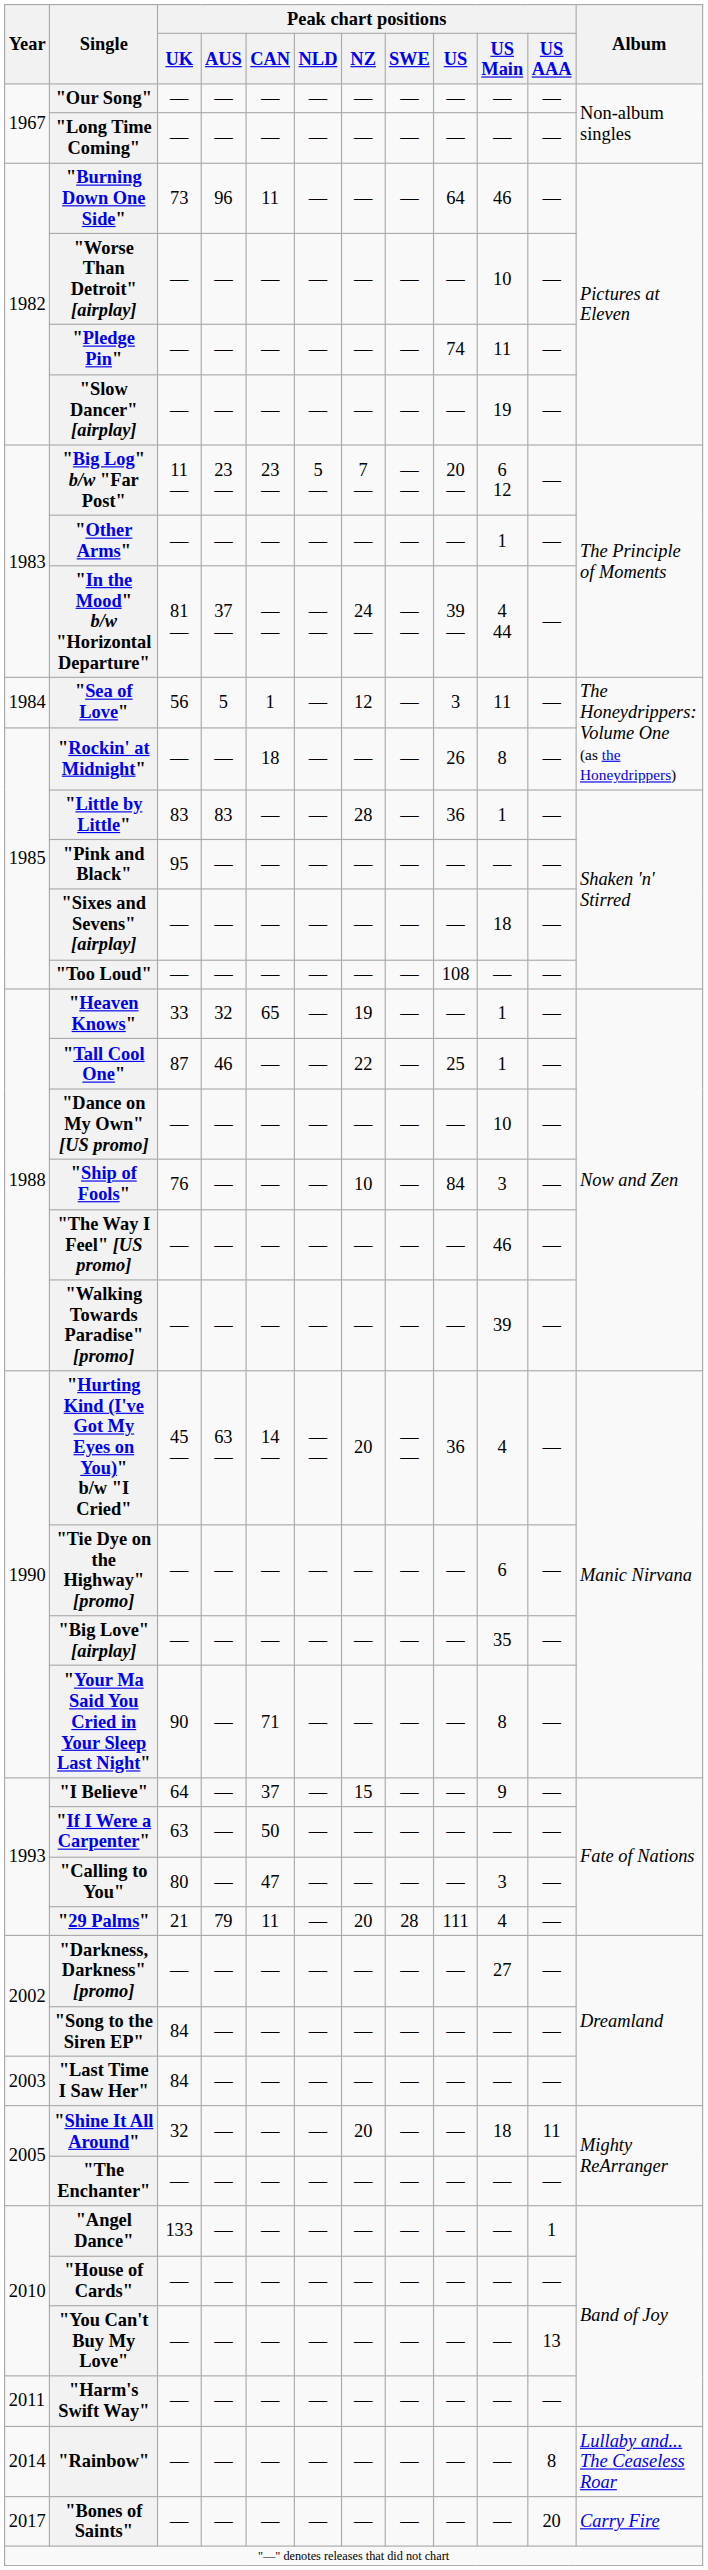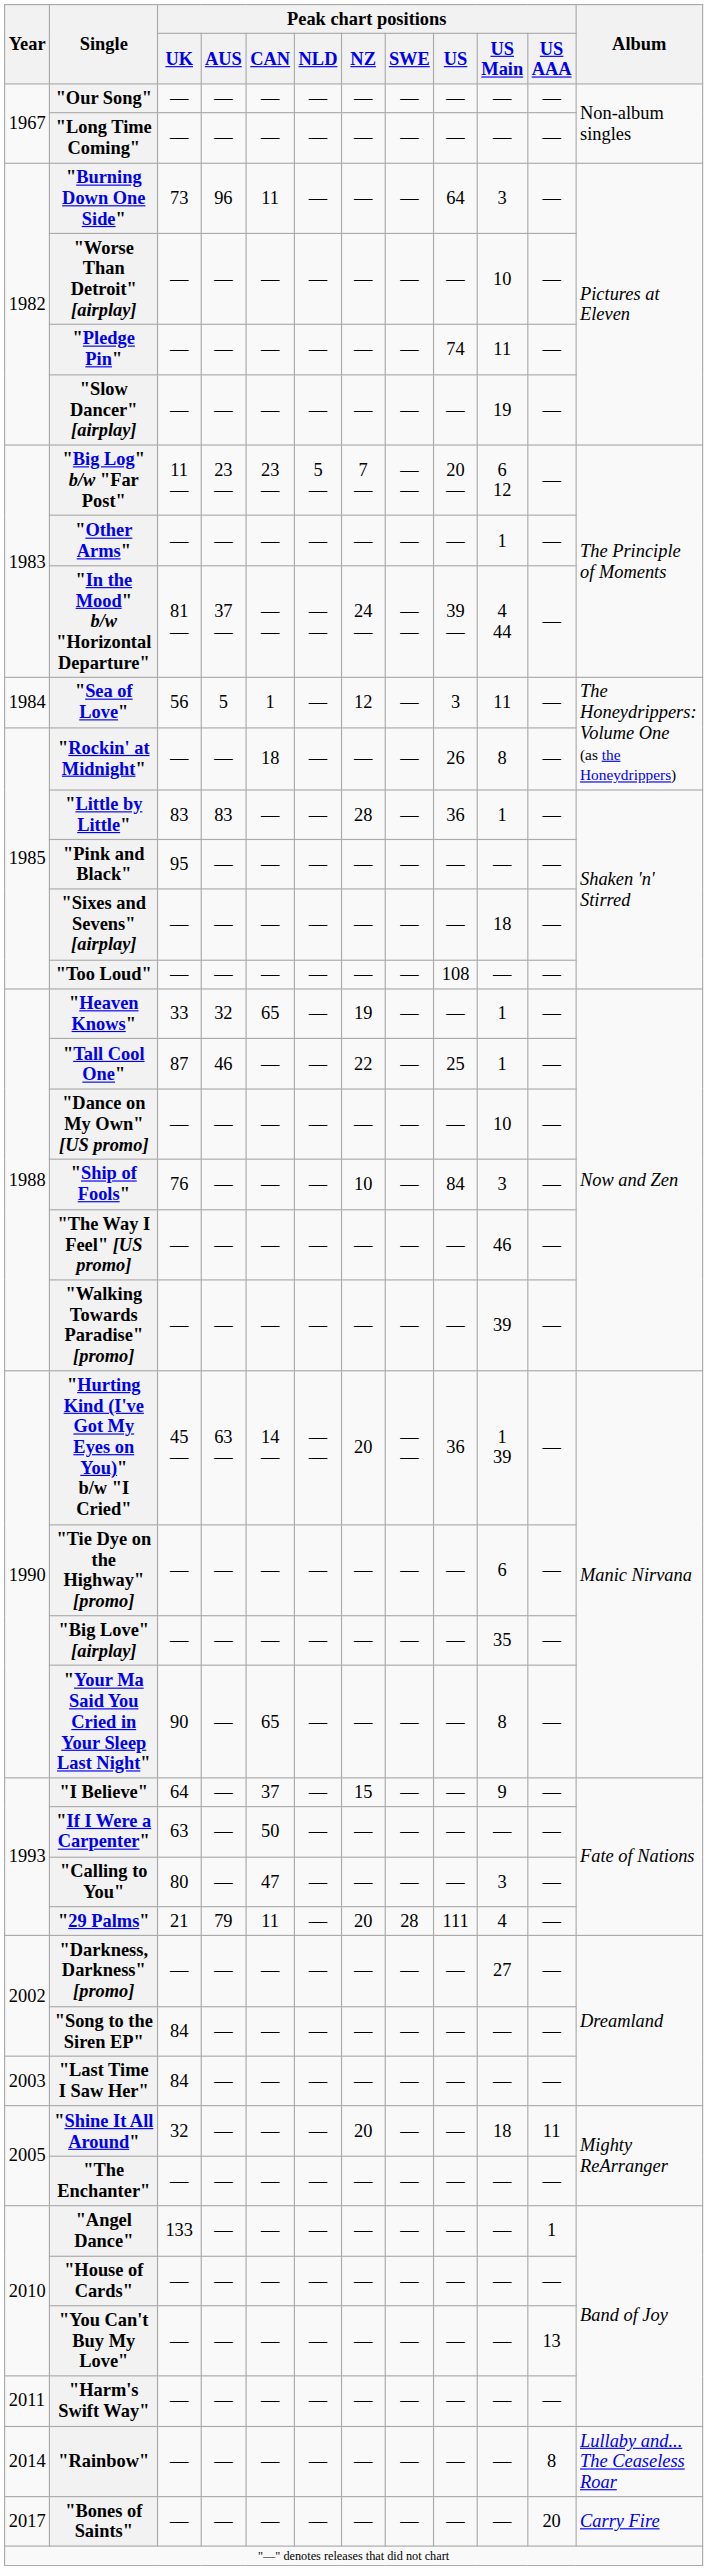(502, 197) 46 -> (502, 197) 3
(502, 1447) 4 -> (502, 1447) 1 39
(270, 1721) 71 -> (270, 1721) 65
